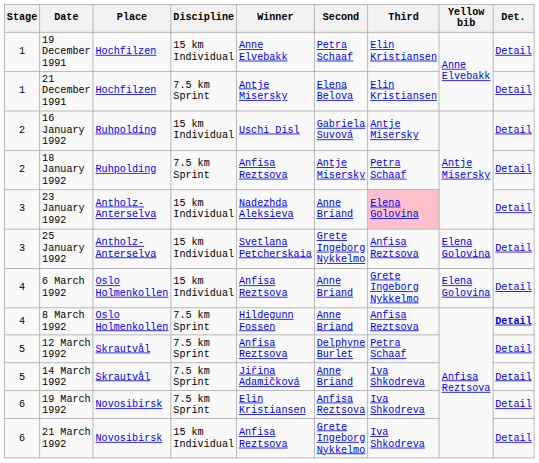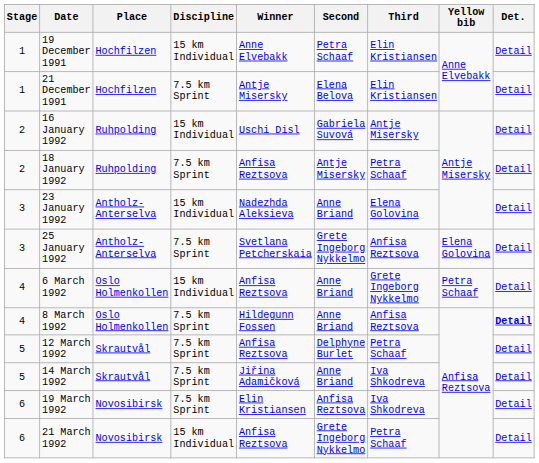(394, 209) pink background -> (394, 209) no background
(204, 249) 15 km Individual -> (192, 249) 7.5 km Sprint
(466, 288) Elena Golovina -> (460, 288) Petra Schaaf
(397, 439) Iva Shkodreva -> (388, 439) Petra Schaaf
